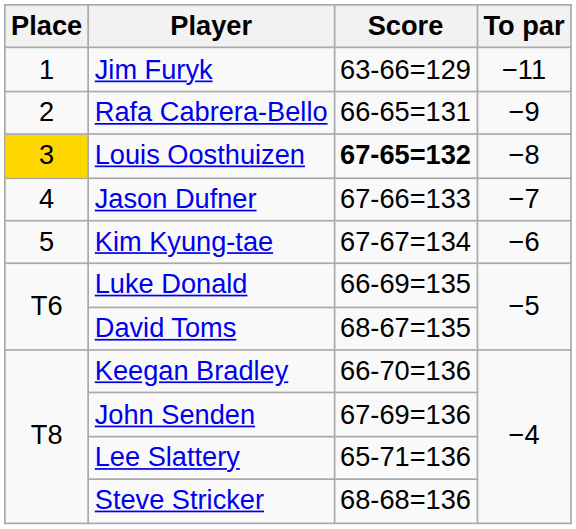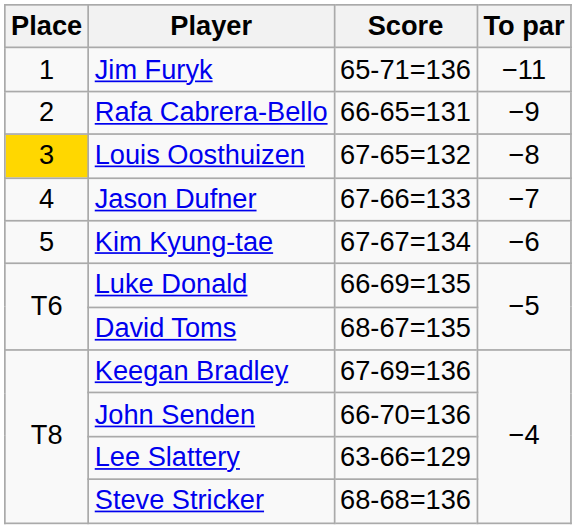(406, 69) 63-66=129 -> (406, 69) 65-71=136
(406, 155) bold -> (406, 155) normal
(406, 371) 66-70=136 -> (406, 371) 67-69=136
(406, 414) 67-69=136 -> (406, 414) 66-70=136
(406, 457) 65-71=136 -> (406, 457) 63-66=129
